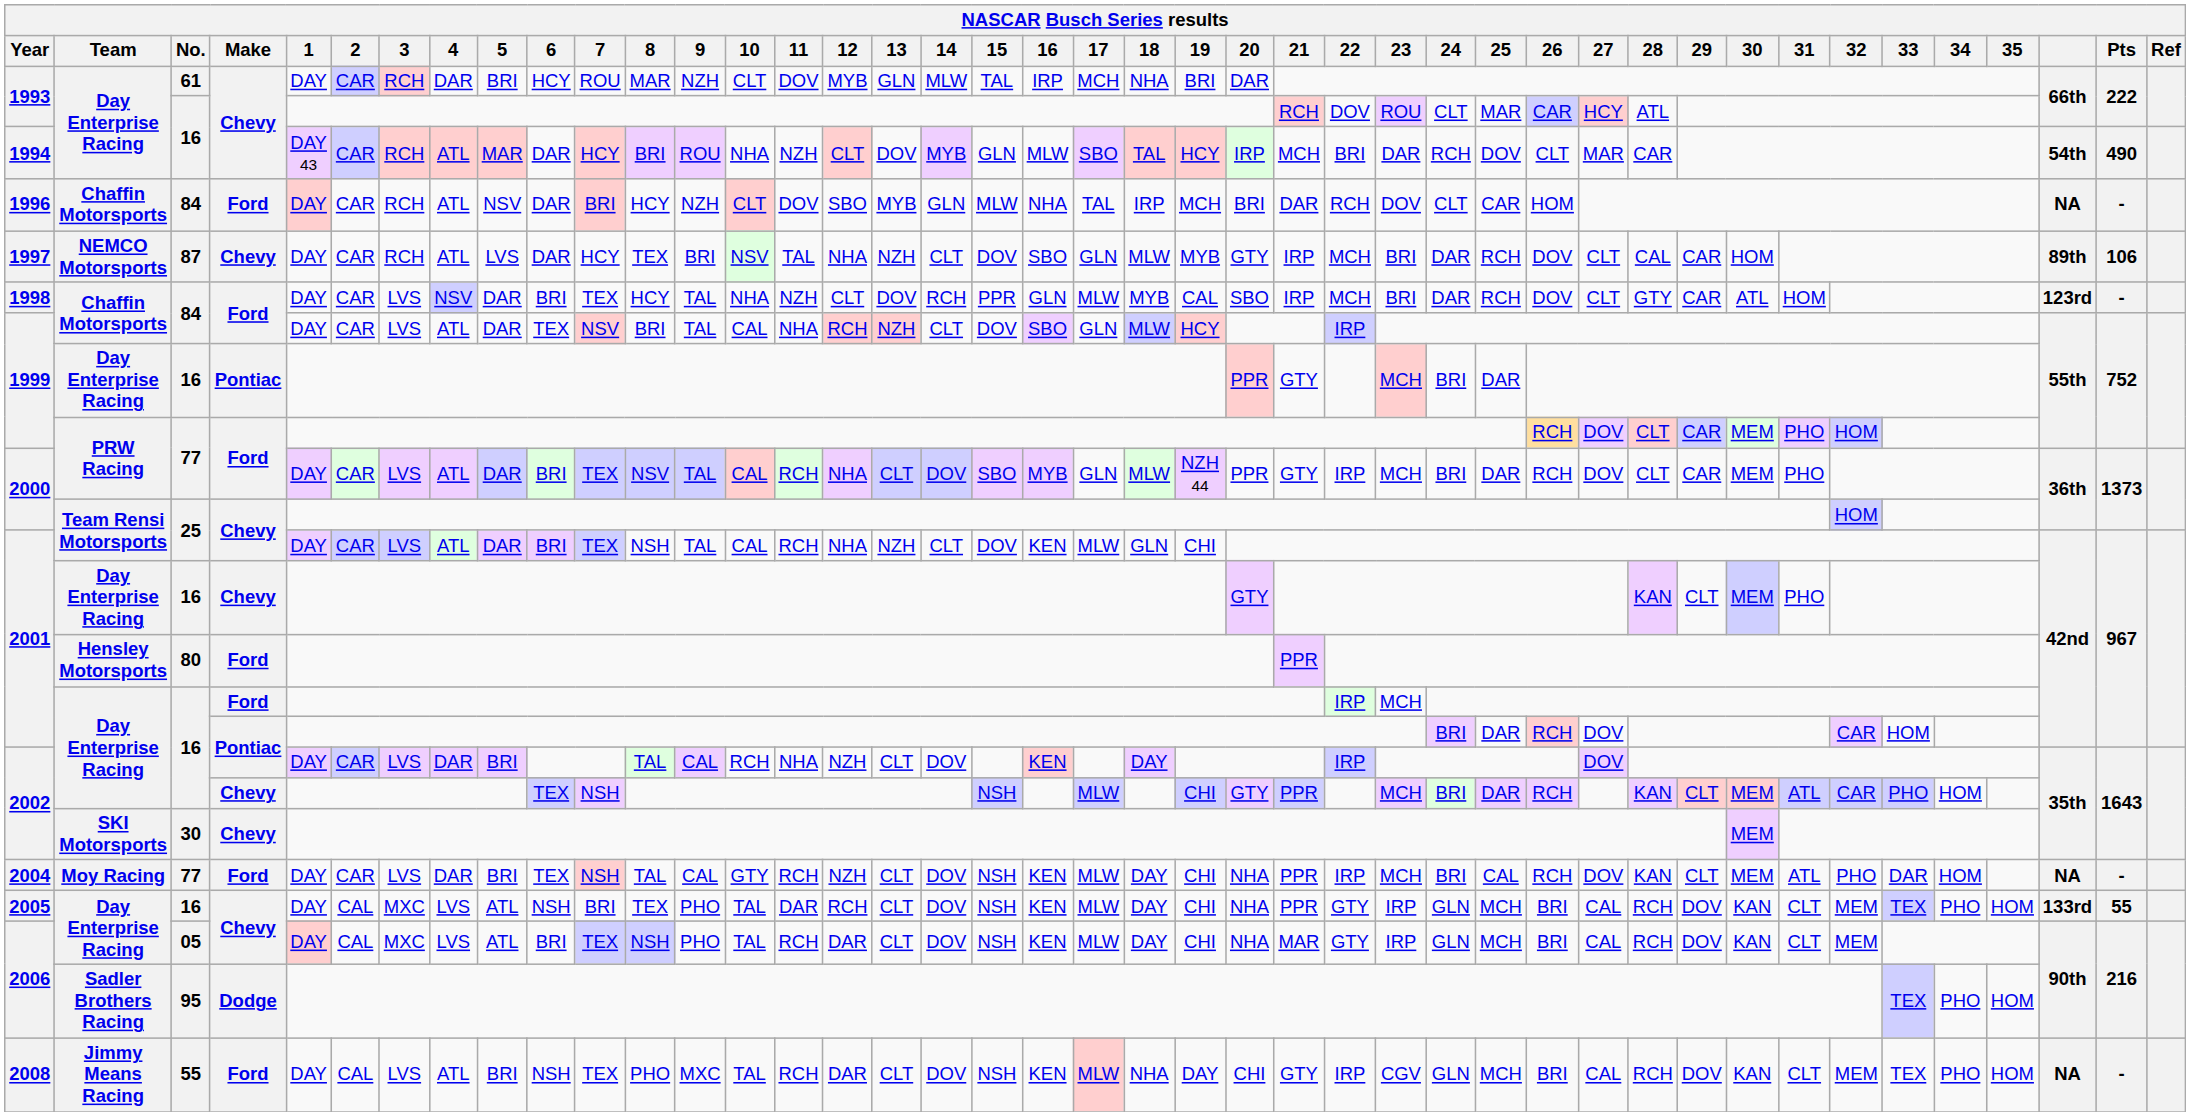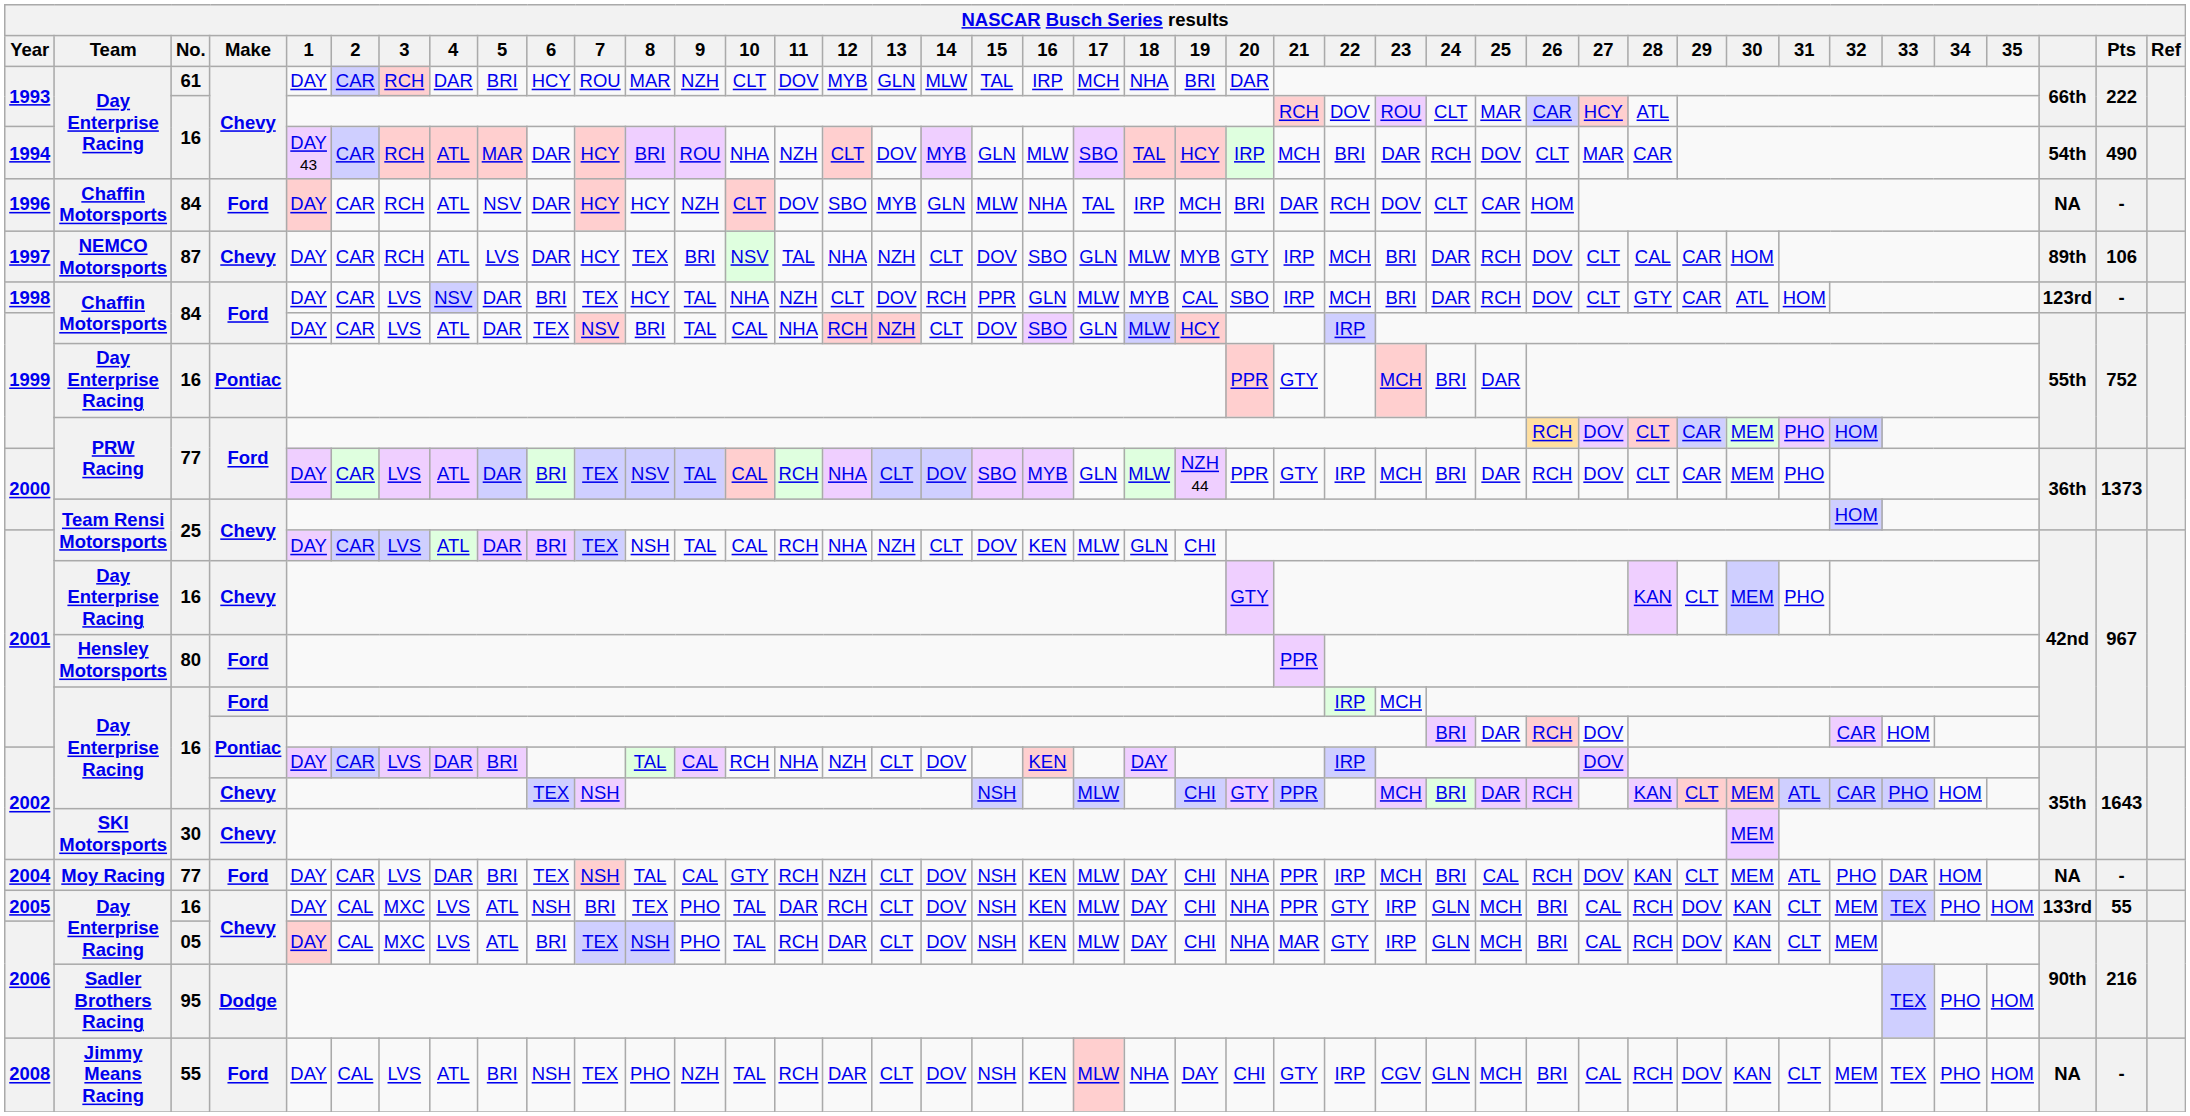(600, 205) BRI -> (600, 205) HCY
(700, 1075) MXC -> (700, 1075) NZH
